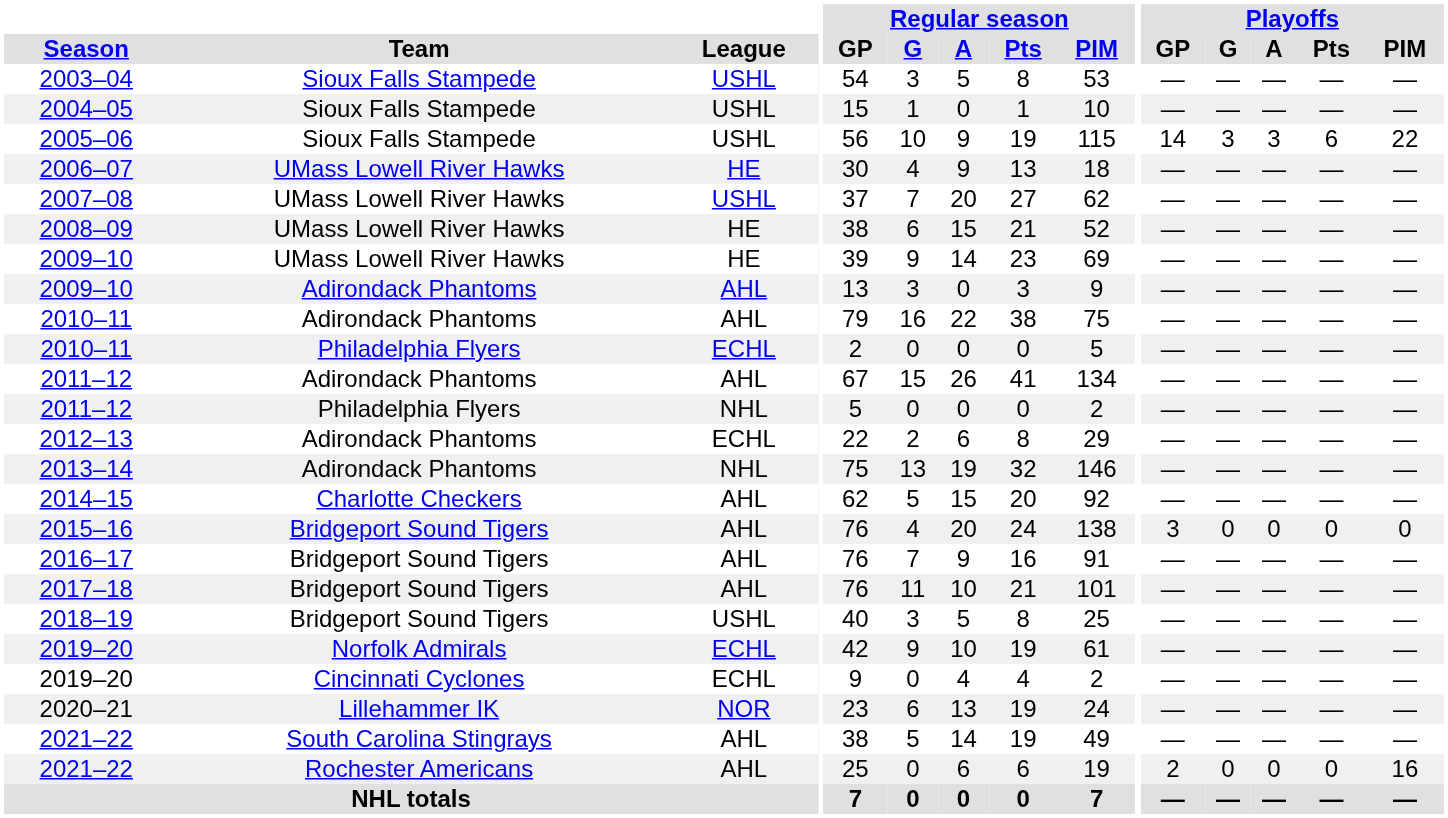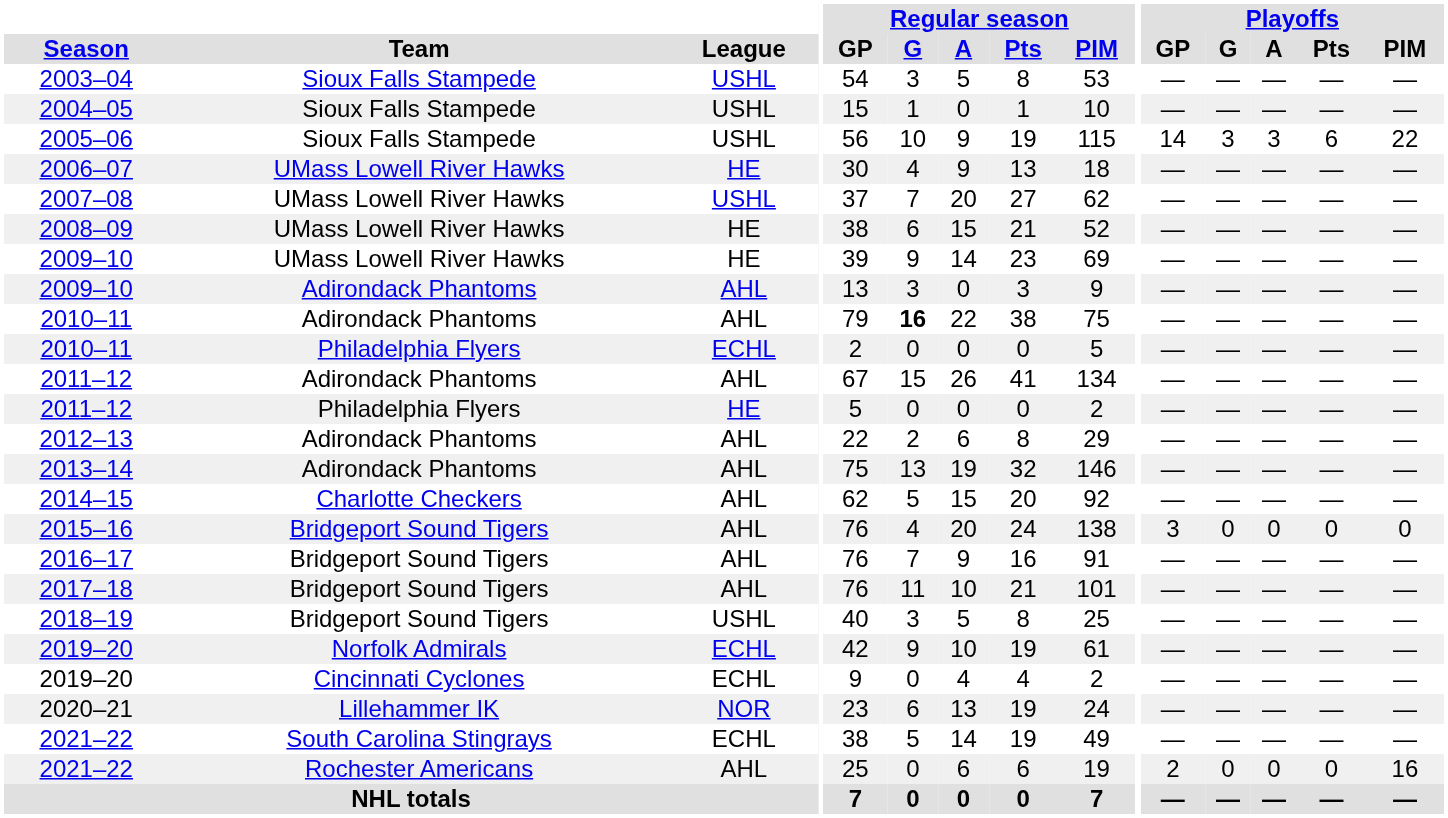(913, 318) normal -> (913, 318) bold
(744, 408) NHL -> (744, 408) HE
(744, 438) ECHL -> (744, 438) AHL
(744, 468) NHL -> (744, 468) AHL
(744, 738) AHL -> (744, 738) ECHL
